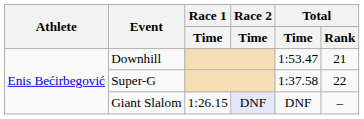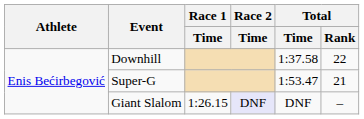(298, 59) 1:53.47 -> (298, 59) 1:37.58
(340, 59) 21 -> (340, 59) 22
(298, 81) 1:37.58 -> (298, 81) 1:53.47
(340, 81) 22 -> (340, 81) 21
